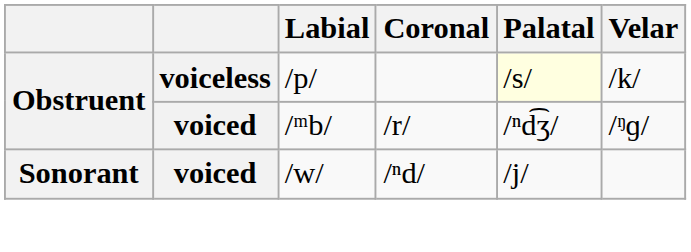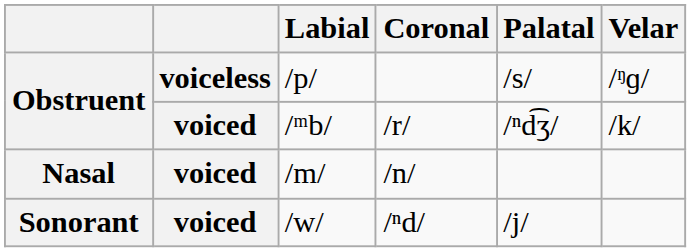(518, 76) lightyellow background -> (518, 76) no background
(625, 76) /k/ -> (629, 76) /ᵑɡ/
(629, 125) /ᵑɡ/ -> (625, 125) /k/
+ row: (305, 173)
